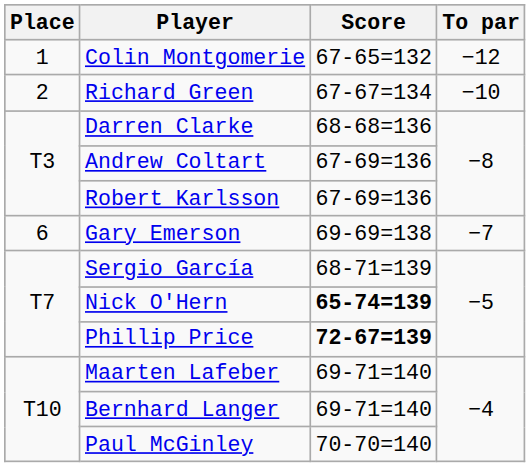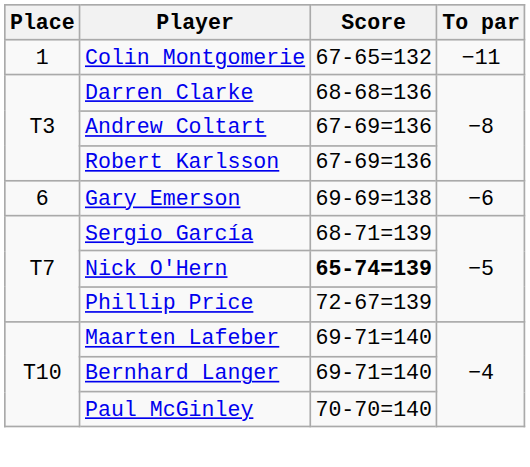(481, 58) −12 -> (481, 58) −11
- row: (169, 93)
(481, 233) −7 -> (481, 198) −6
(374, 339) bold -> (374, 304) normal
